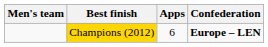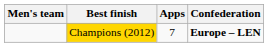(172, 33) 6 -> (172, 33) 7
